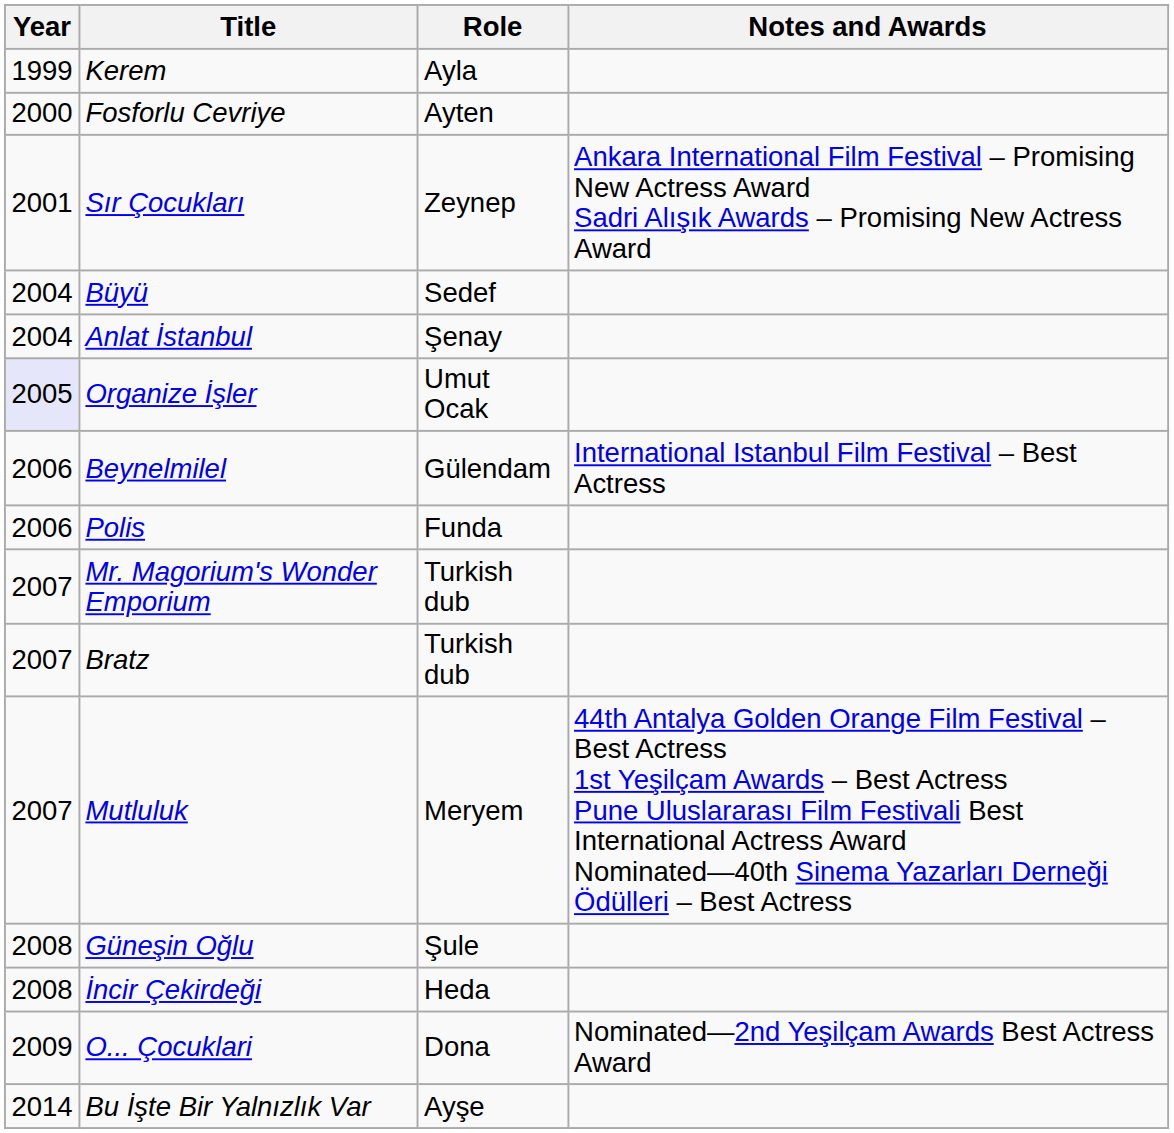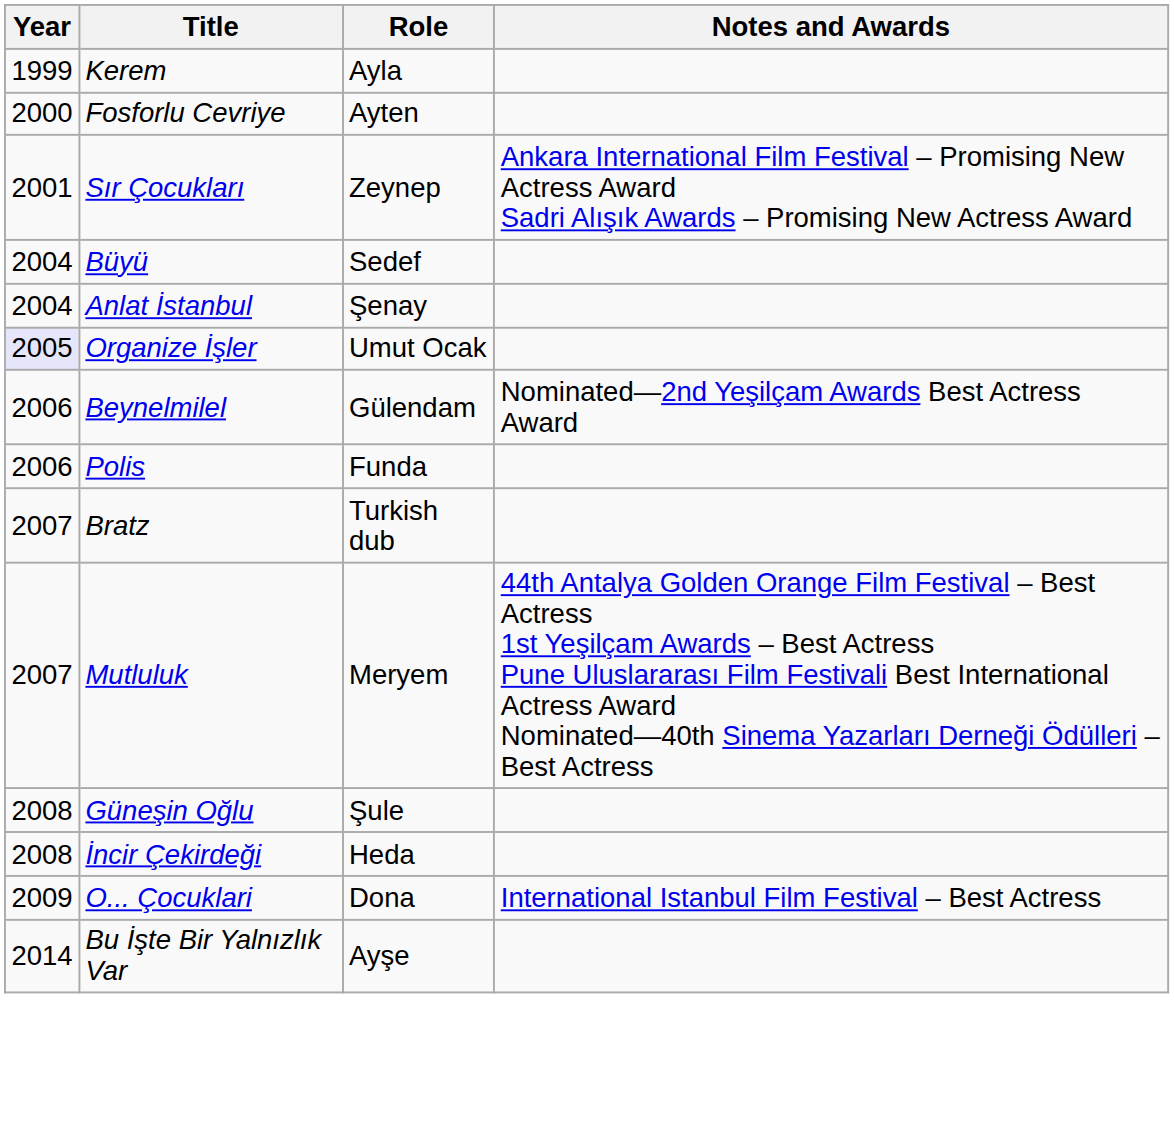(825, 469) International Istanbul Film Festival – Best Actress -> (791, 408) Nominated—2nd Yeşilçam Awards Best Actress Award
- row: (231, 586)
(864, 1048) Nominated—2nd Yeşilçam Awards Best Actress Award -> (801, 898) International Istanbul Film Festival – Best Actress
